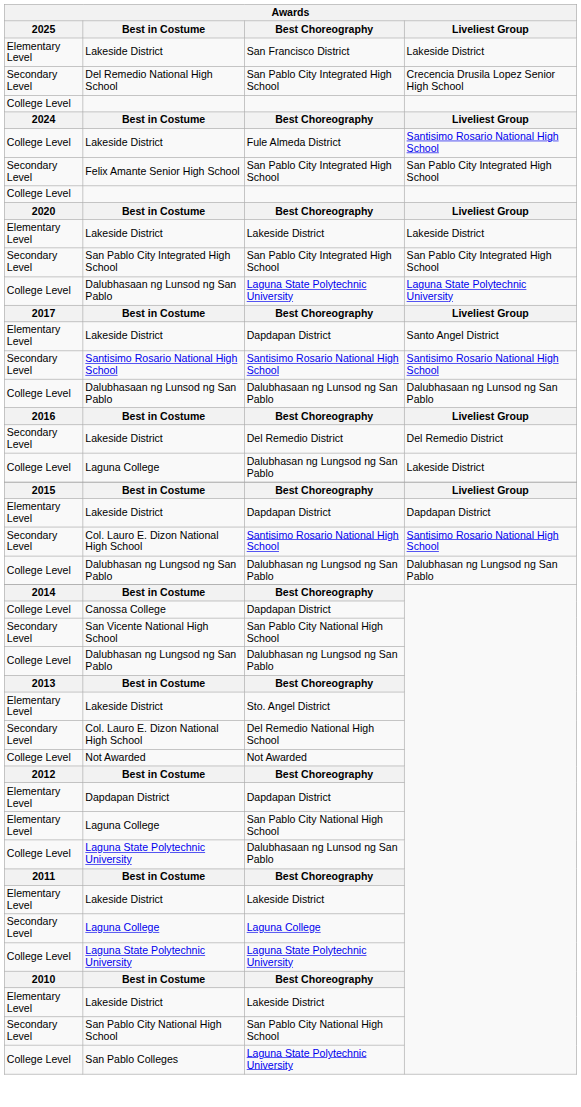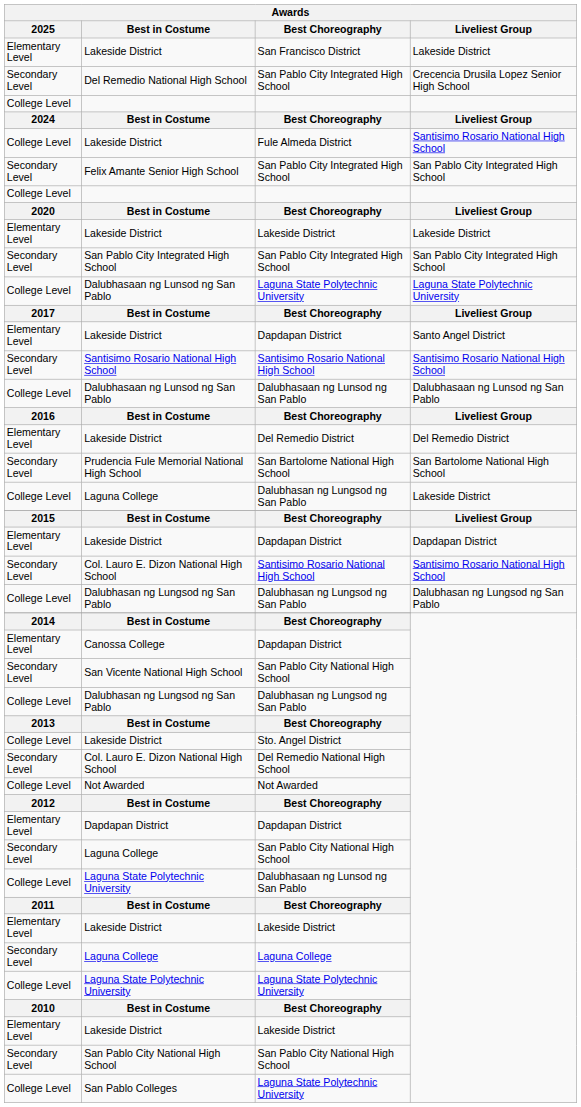(32, 439) Secondary Level -> (33, 439) Elementary Level
+ row: (164, 467)
(39, 609) College Level -> (33, 644) Elementary Level
(33, 706) Elementary Level -> (39, 741) College Level
(33, 825) Elementary Level -> (32, 854) Secondary Level
